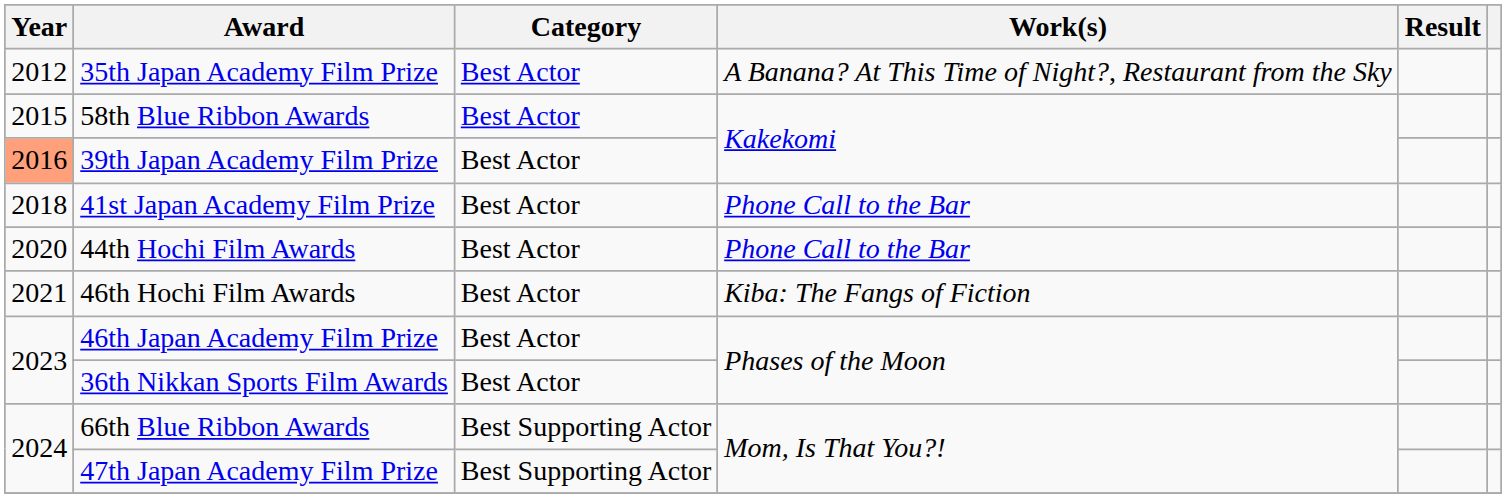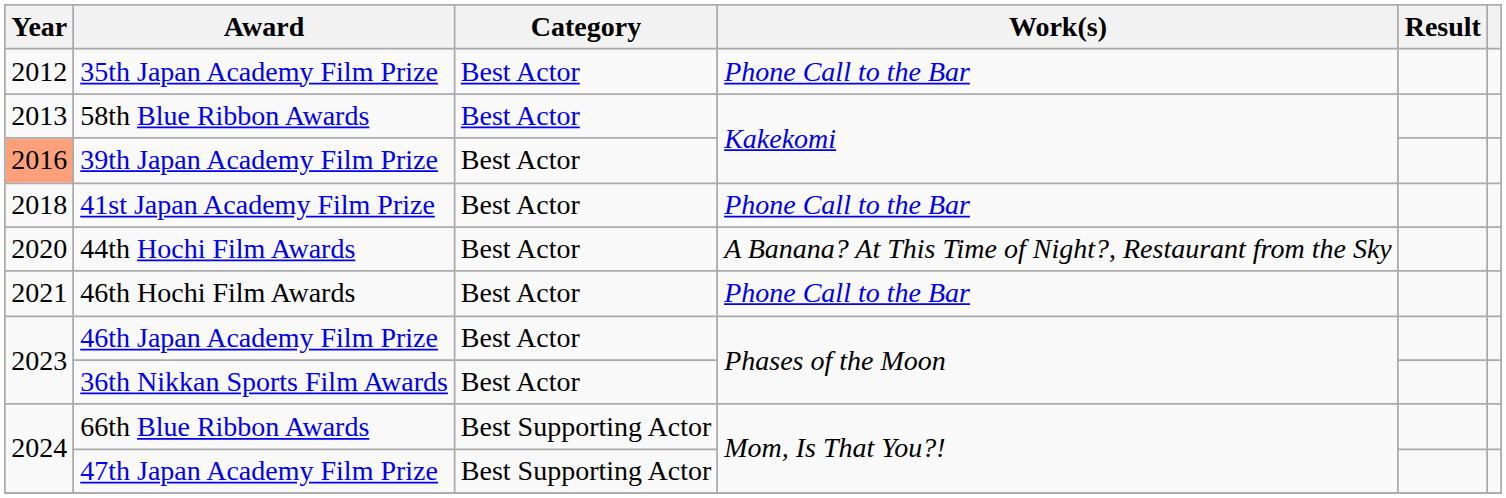(1058, 71) A Banana? At This Time of Night?, Restaurant from the Sky -> (847, 71) Phone Call to the Bar
(39, 115) 2015 -> (39, 115) 2013
(847, 248) Phone Call to the Bar -> (1058, 248) A Banana? At This Time of Night?, Restaurant from the Sky
(877, 293) Kiba: The Fangs of Fiction -> (847, 293) Phone Call to the Bar
